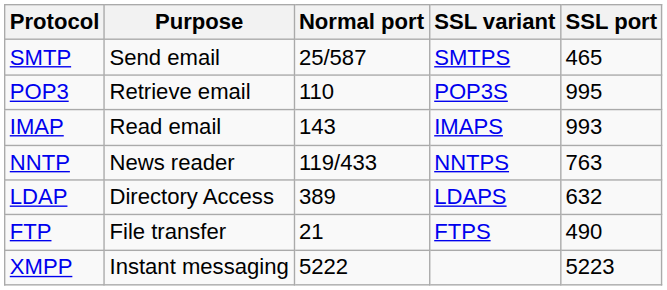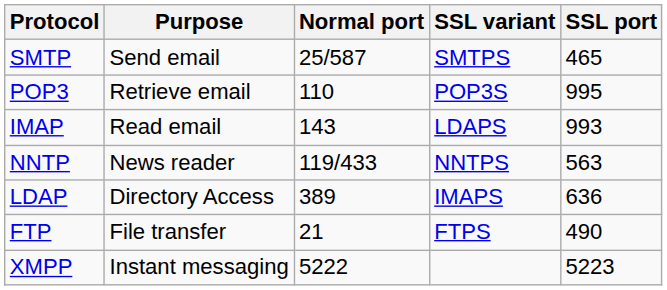(469, 127) IMAPS -> (470, 127) LDAPS
(584, 162) 763 -> (584, 162) 563
(470, 197) LDAPS -> (469, 197) IMAPS
(584, 197) 632 -> (584, 197) 636
